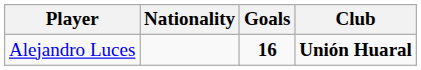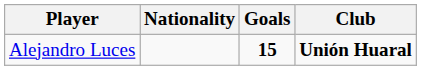(267, 49) 16 -> (267, 49) 15
